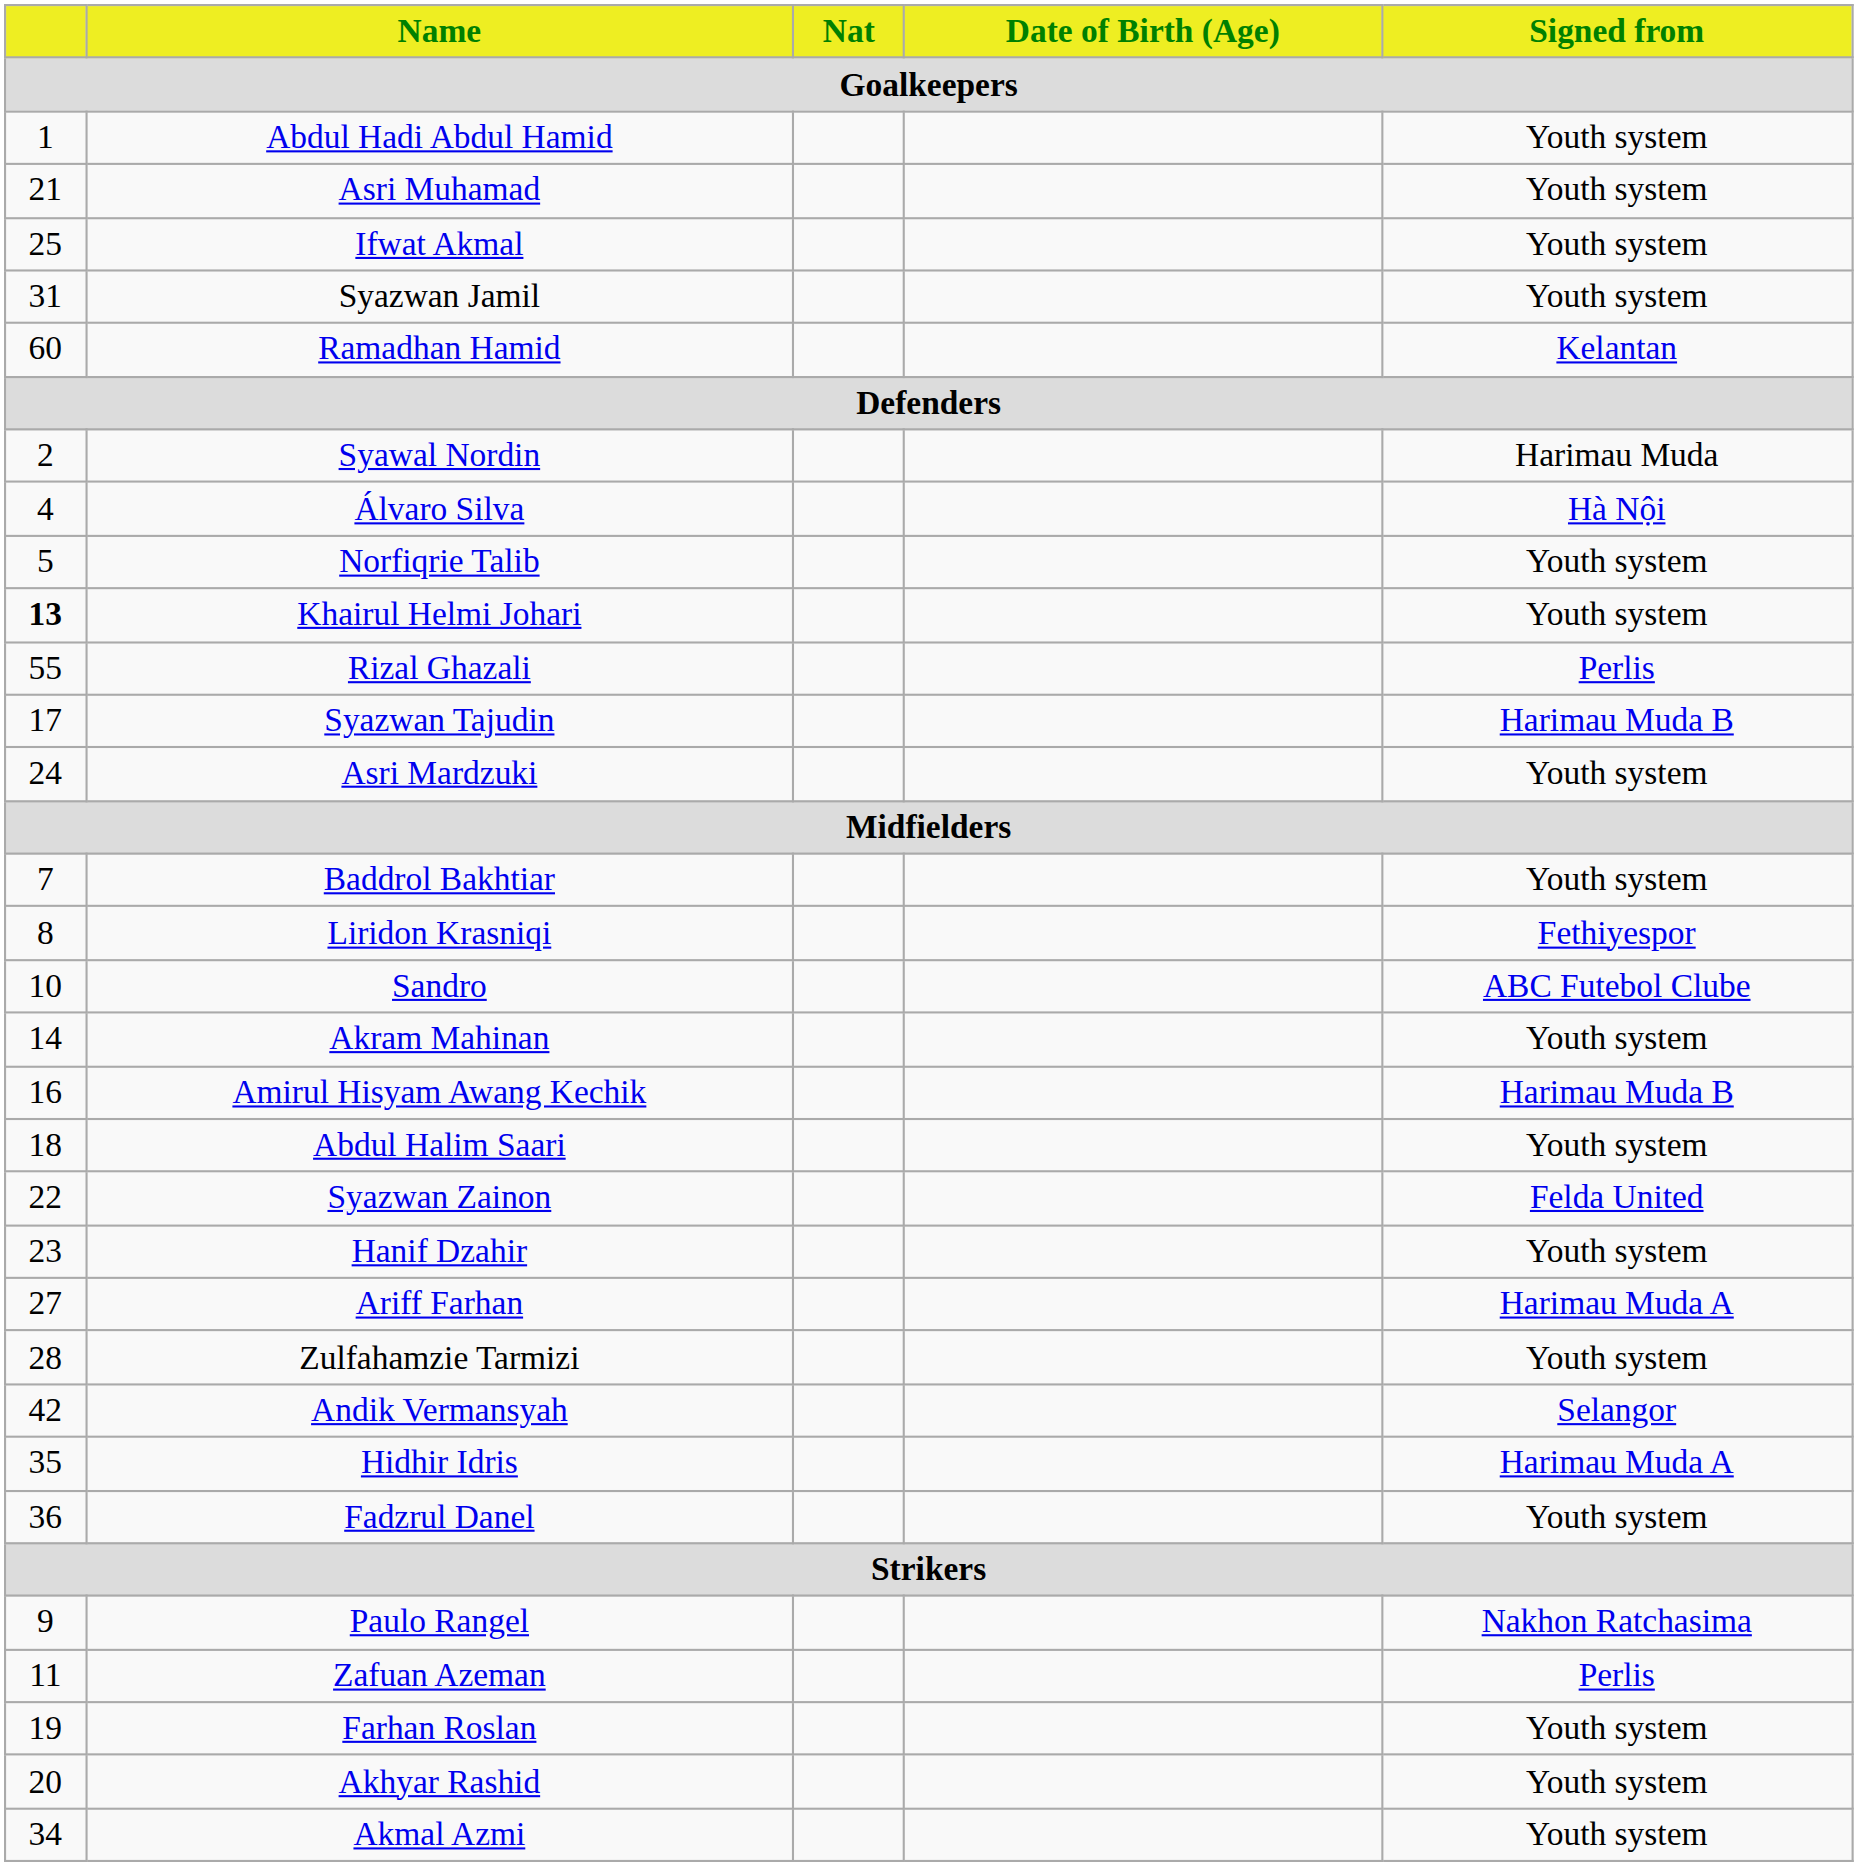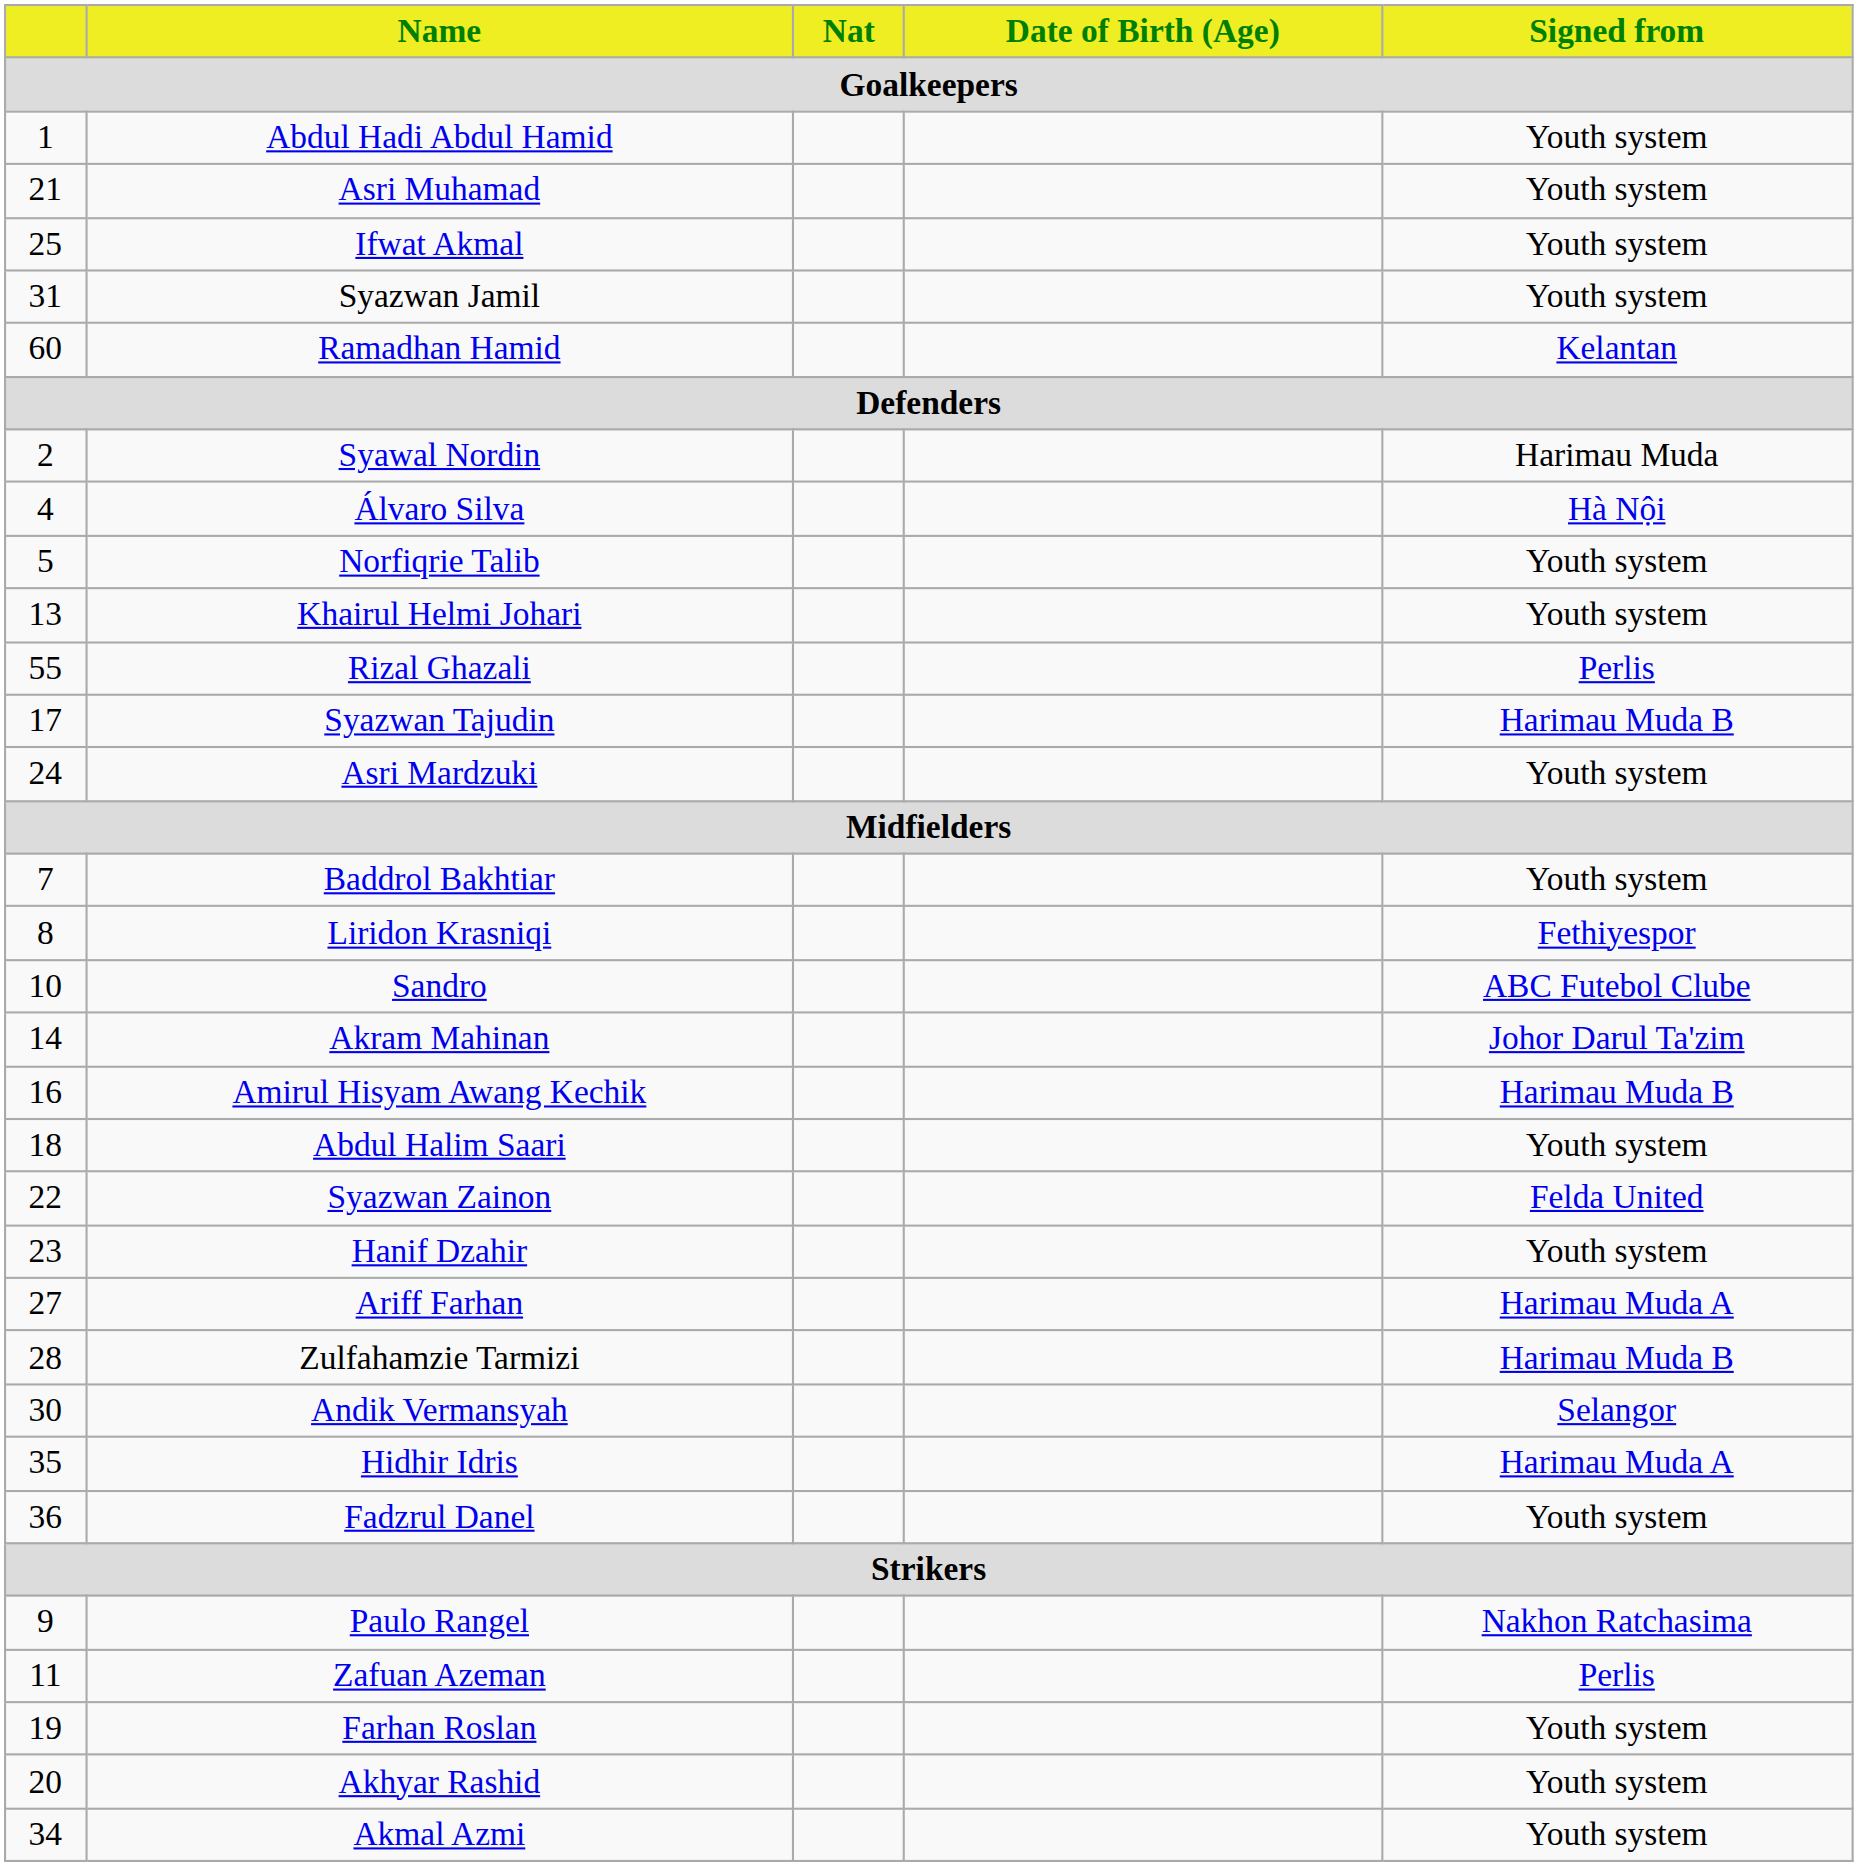(45, 614) bold -> (45, 614) normal
(1617, 1038) Youth system -> (1617, 1038) Johor Darul Ta'zim
(1617, 1356) Youth system -> (1617, 1356) Harimau Muda B
(45, 1409) 42 -> (45, 1409) 30
